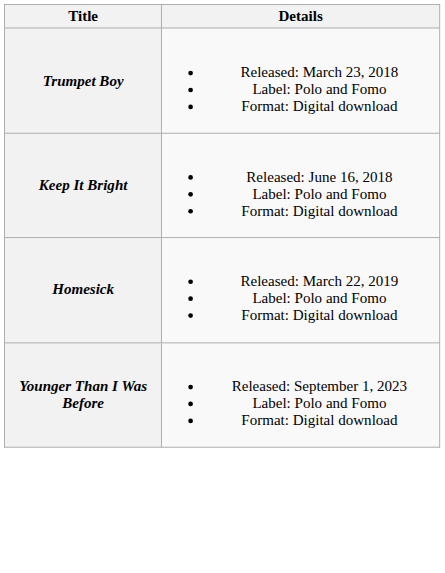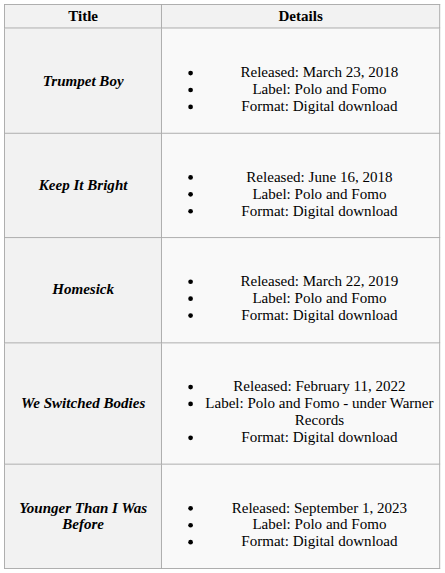+ row: (83, 403)
